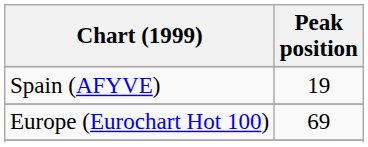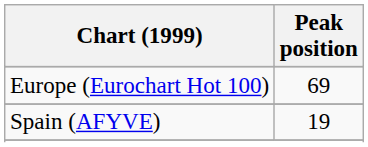rows swapped: (140, 121) <-> (85, 85)
